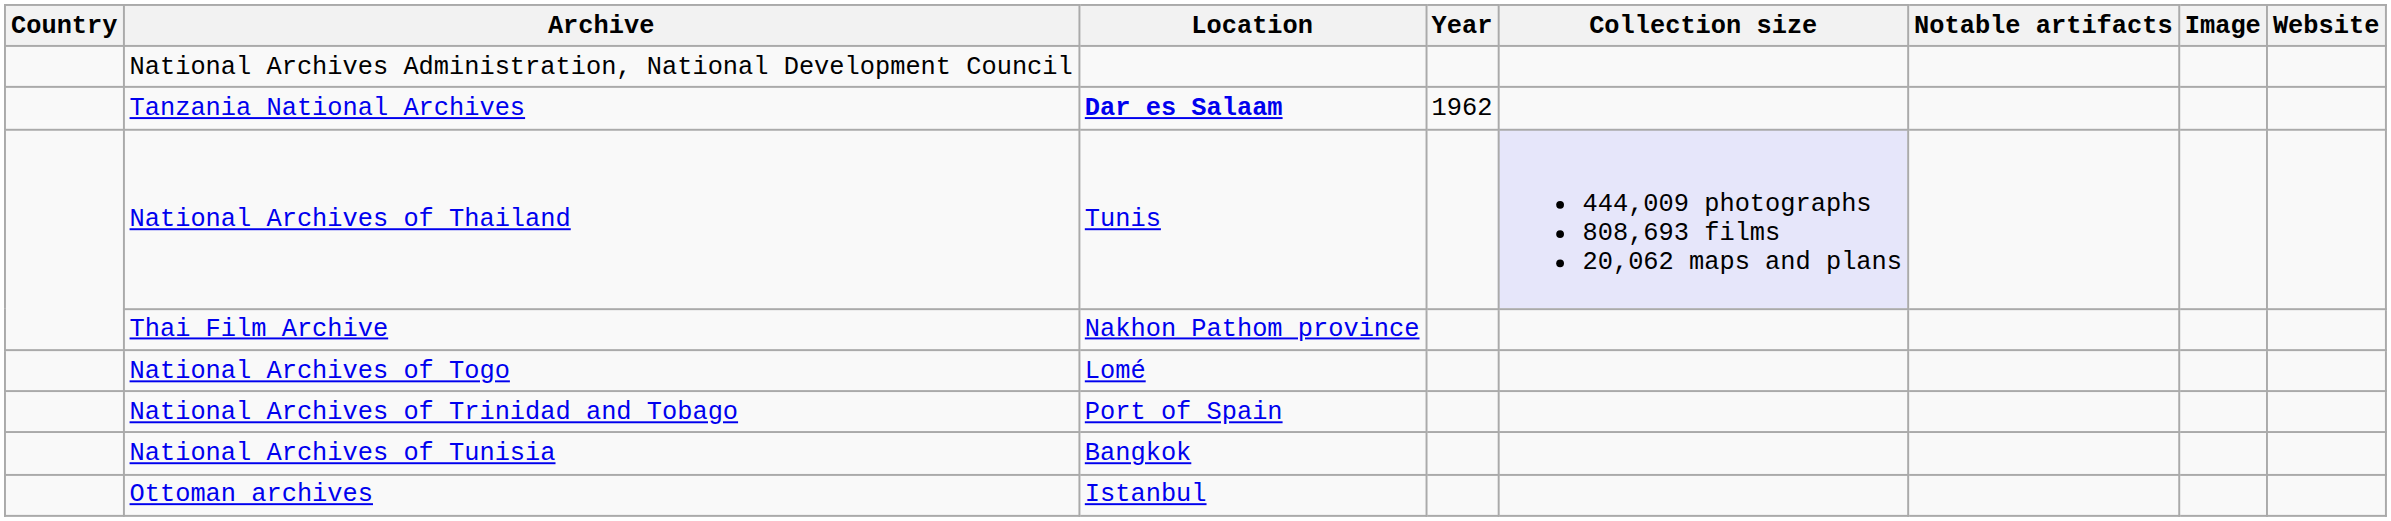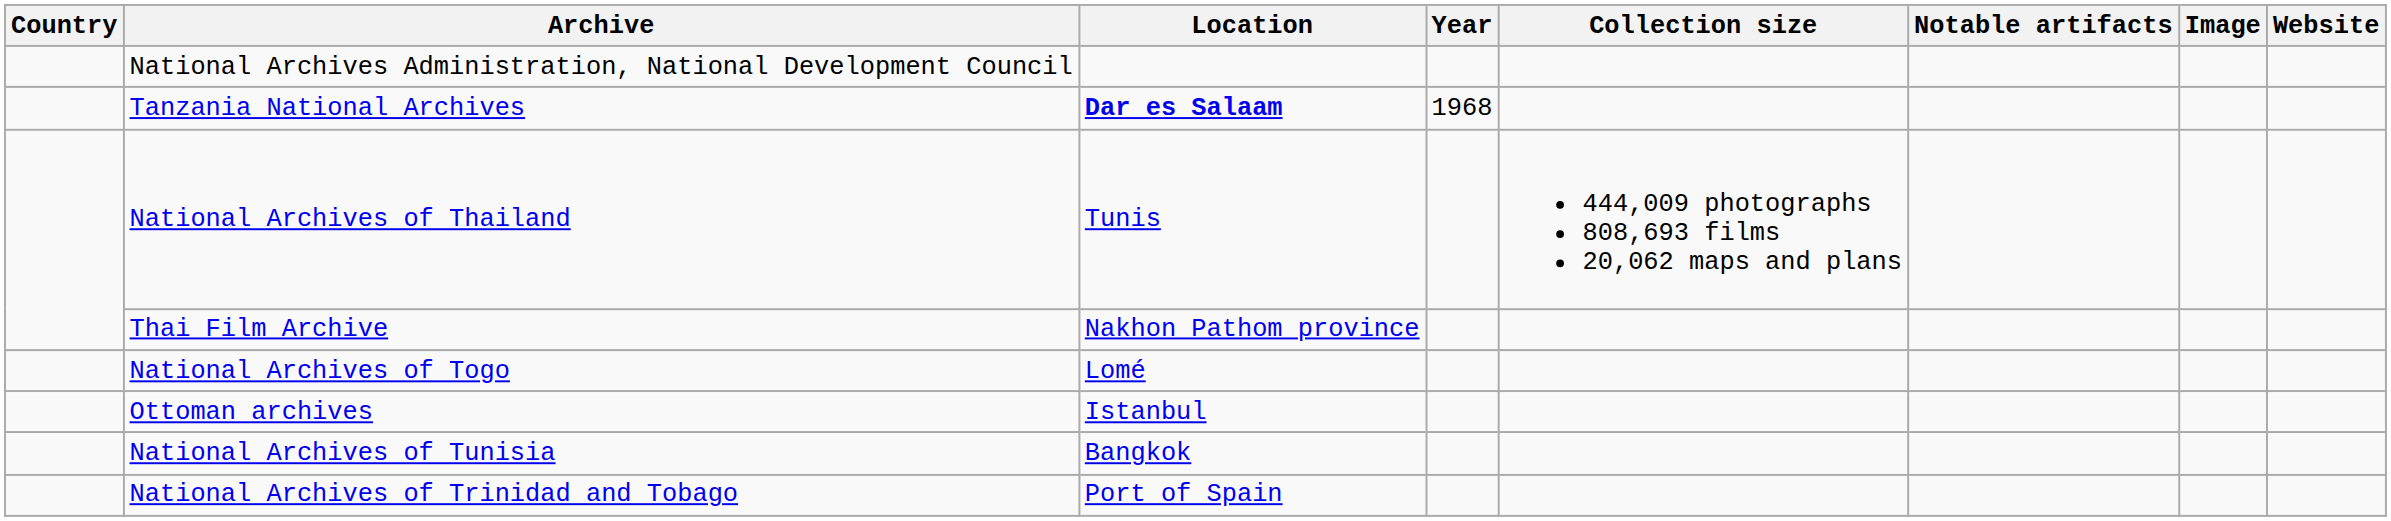(1462, 108) 1962 -> (1462, 108) 1968
(1703, 233) lavender background -> (1703, 233) no background
rows swapped: (434, 412) <-> (251, 495)
